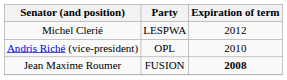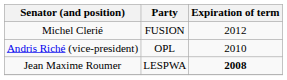(165, 30) LESPWA -> (165, 30) FUSION
(165, 65) FUSION -> (165, 65) LESPWA
